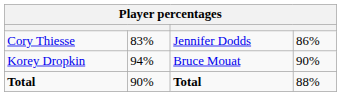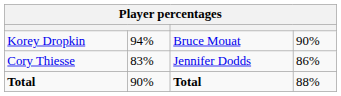rows swapped: (41, 40) <-> (46, 61)
